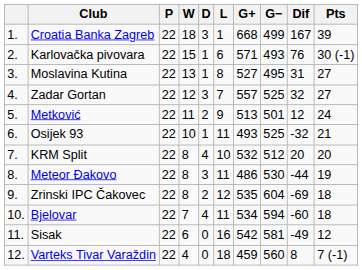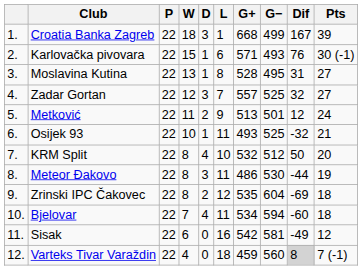(247, 74) 527 -> (247, 74) 528
(297, 154) 20 -> (297, 154) 50
(294, 255) no background -> (294, 255) lightgrey background
